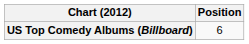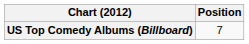(220, 30) 6 -> (220, 30) 7
